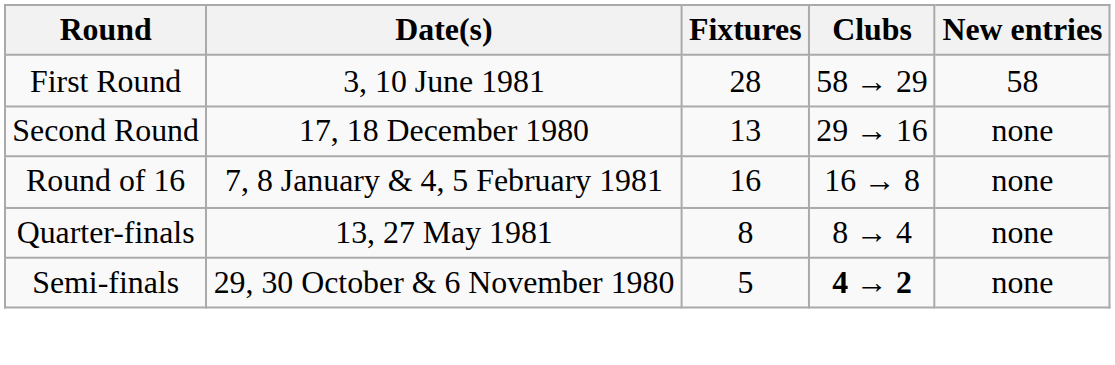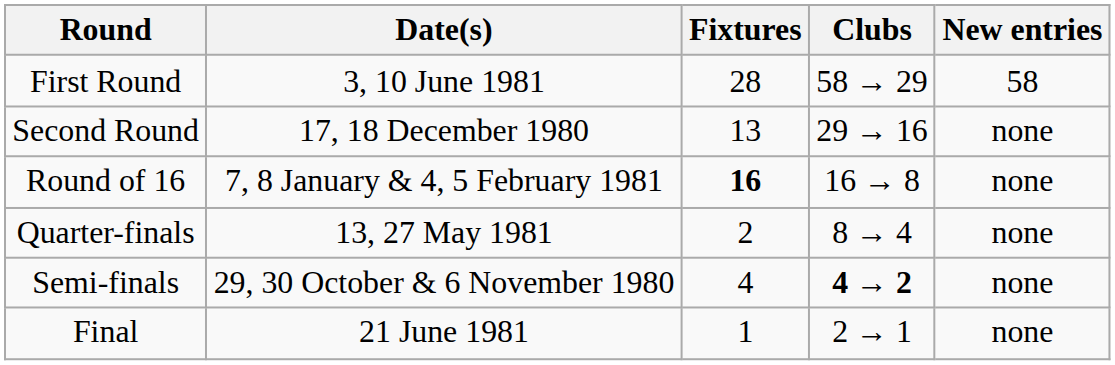(745, 181) normal -> (745, 181) bold
(745, 231) 8 -> (745, 231) 2
(745, 282) 5 -> (745, 282) 4
+ row: (106, 332)
